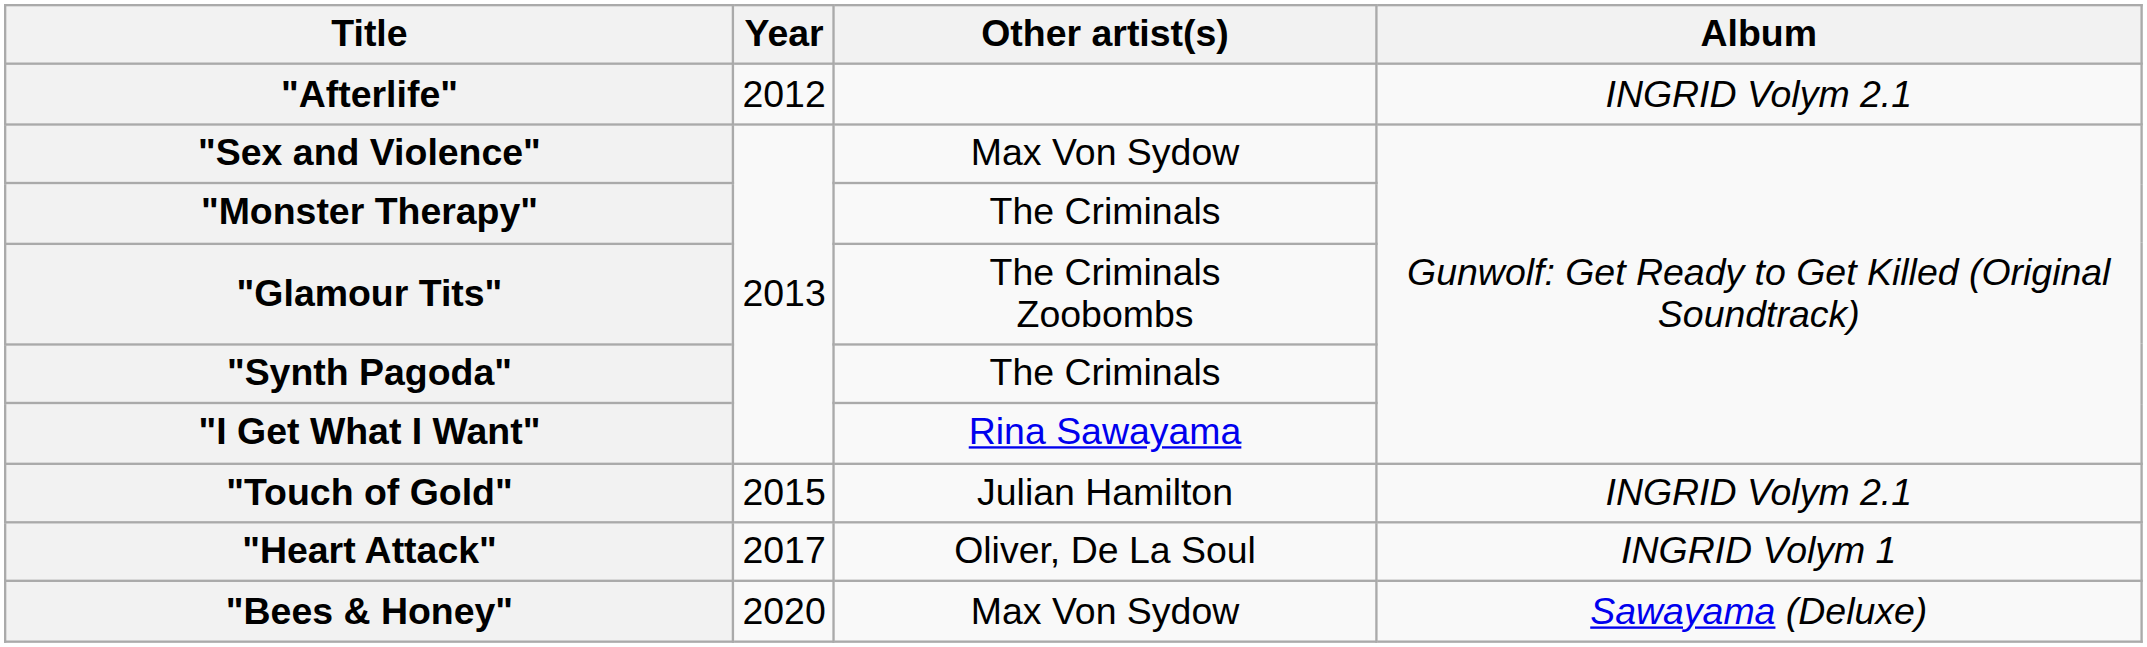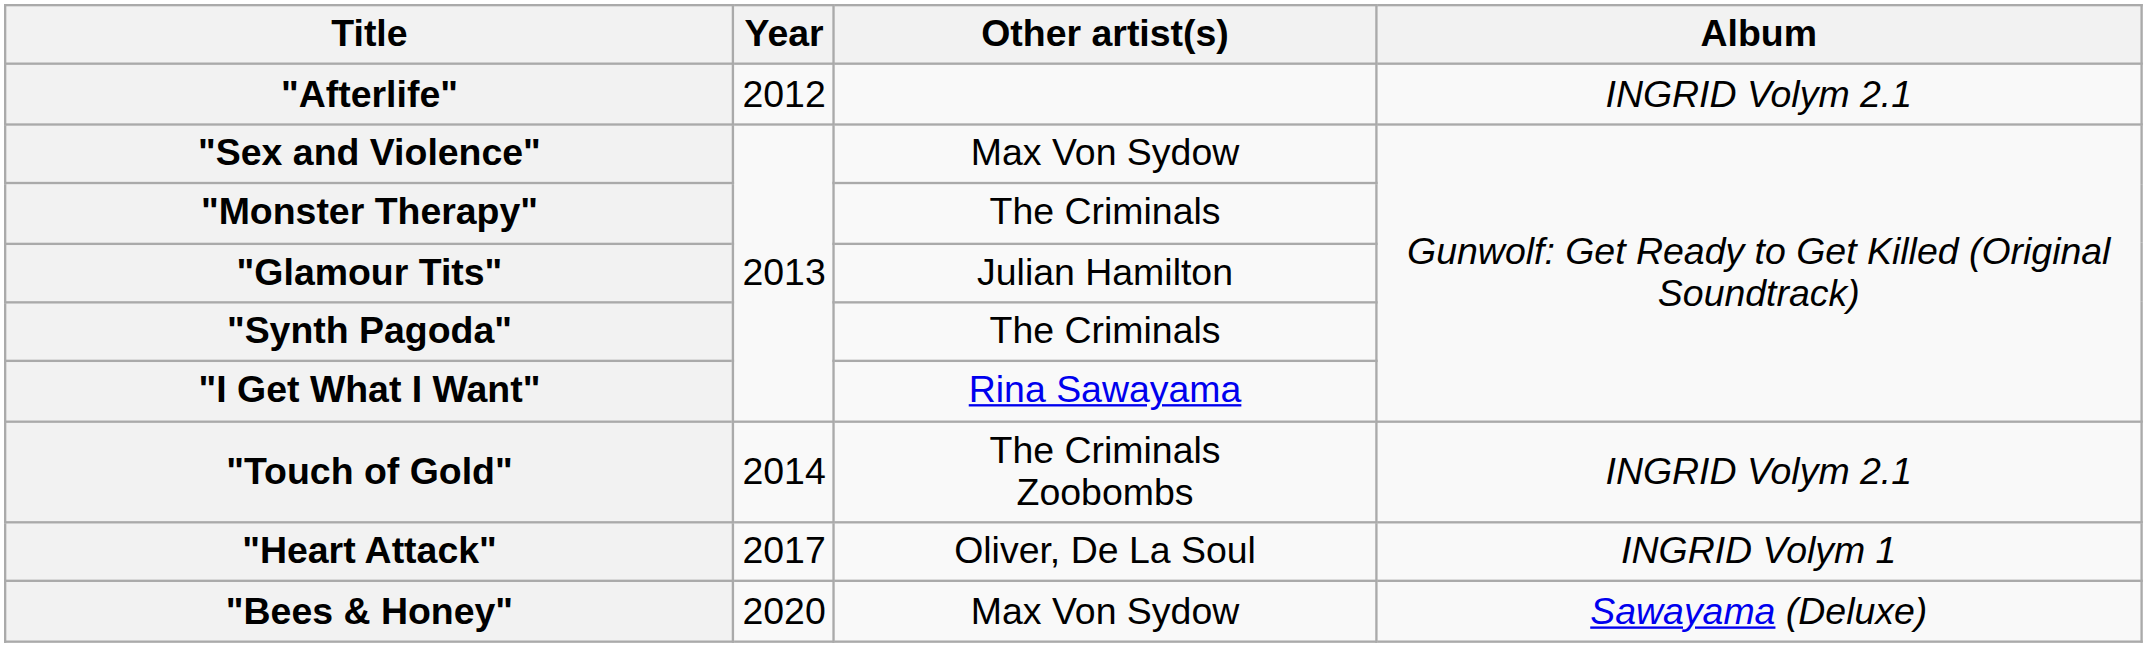(1105, 292) The Criminals Zoobombs -> (1105, 271) Julian Hamilton
(784, 491) 2015 -> (784, 470) 2014
(1105, 491) Julian Hamilton -> (1105, 470) The Criminals Zoobombs
